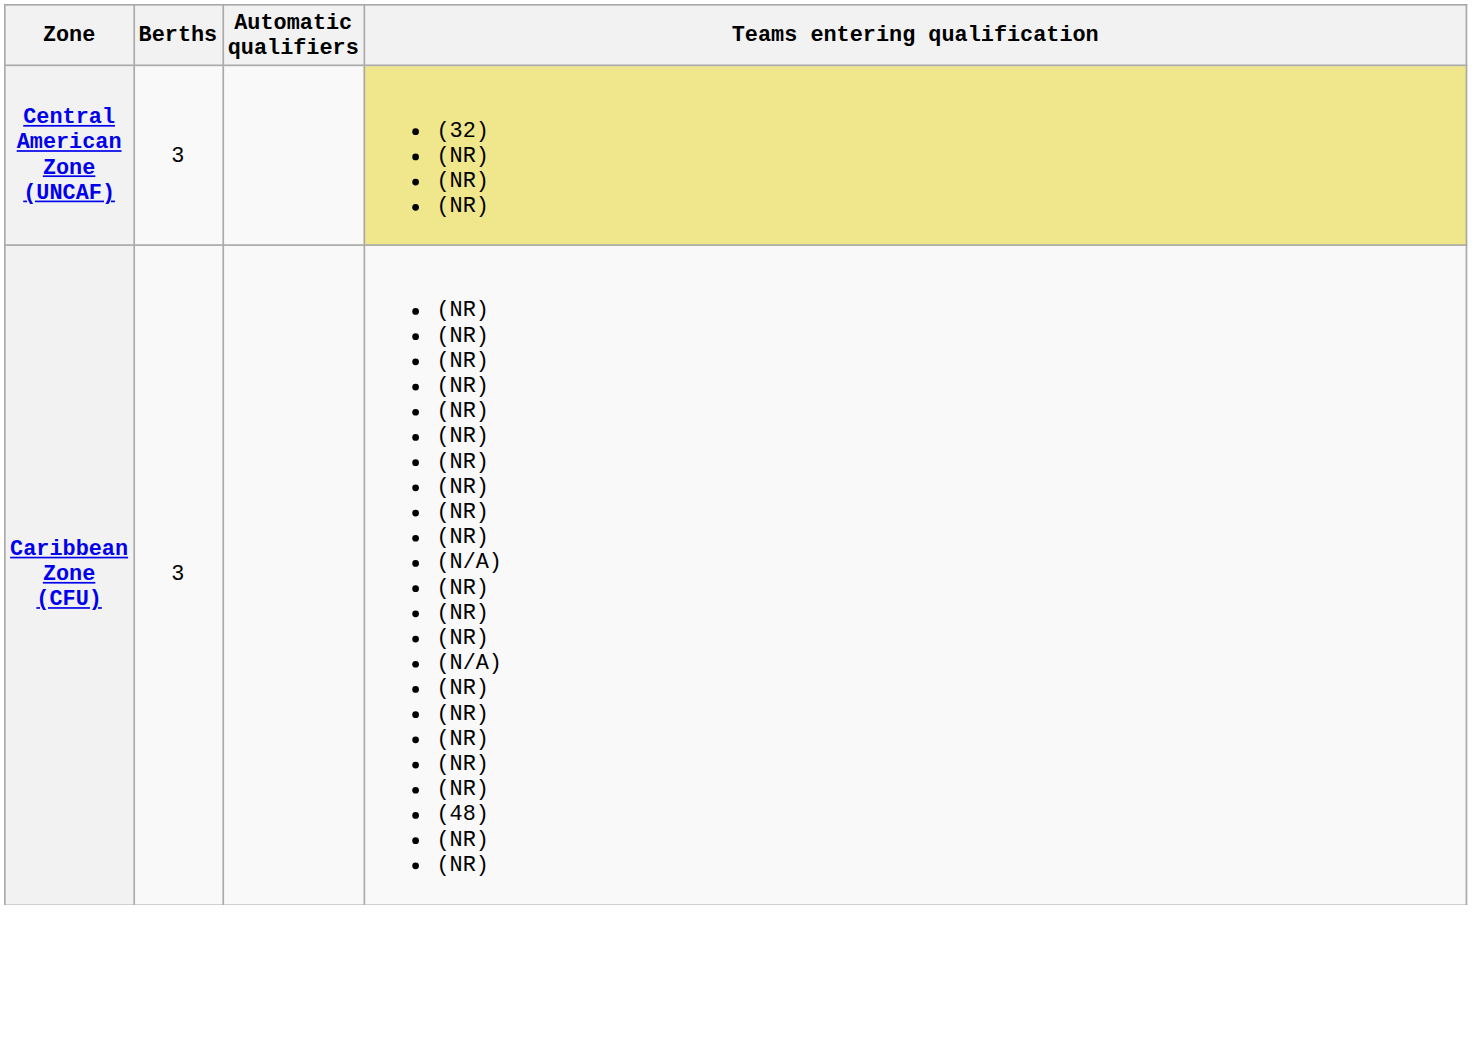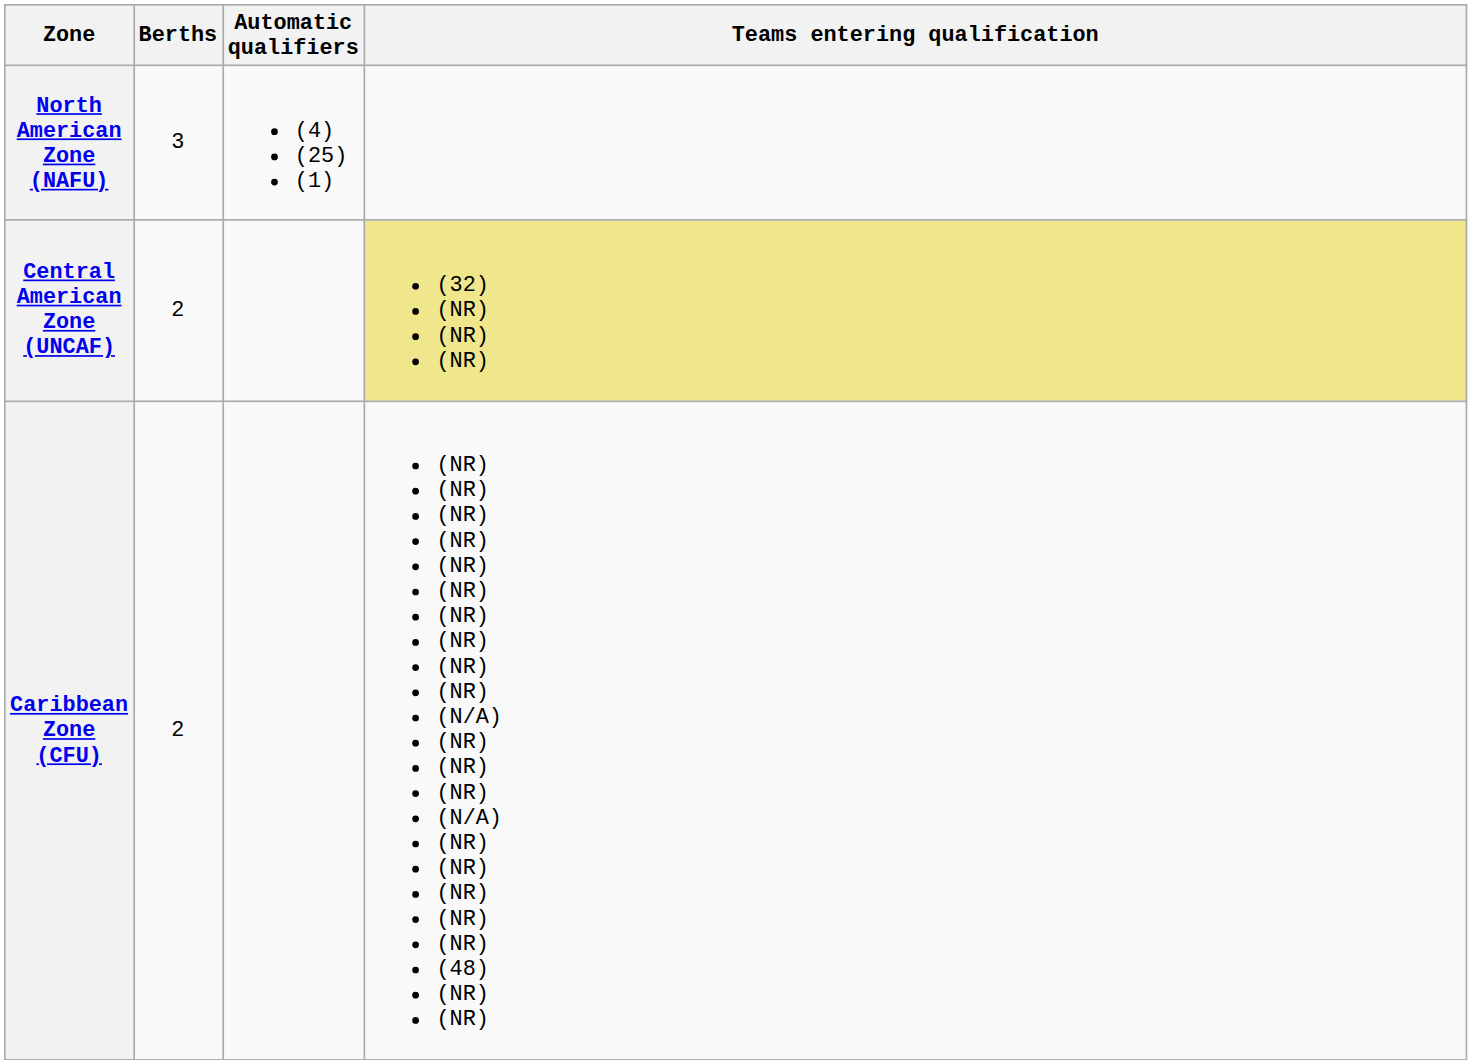+ row: (69, 143)
(178, 156) 3 -> (178, 311) 2
(178, 575) 3 -> (178, 730) 2
